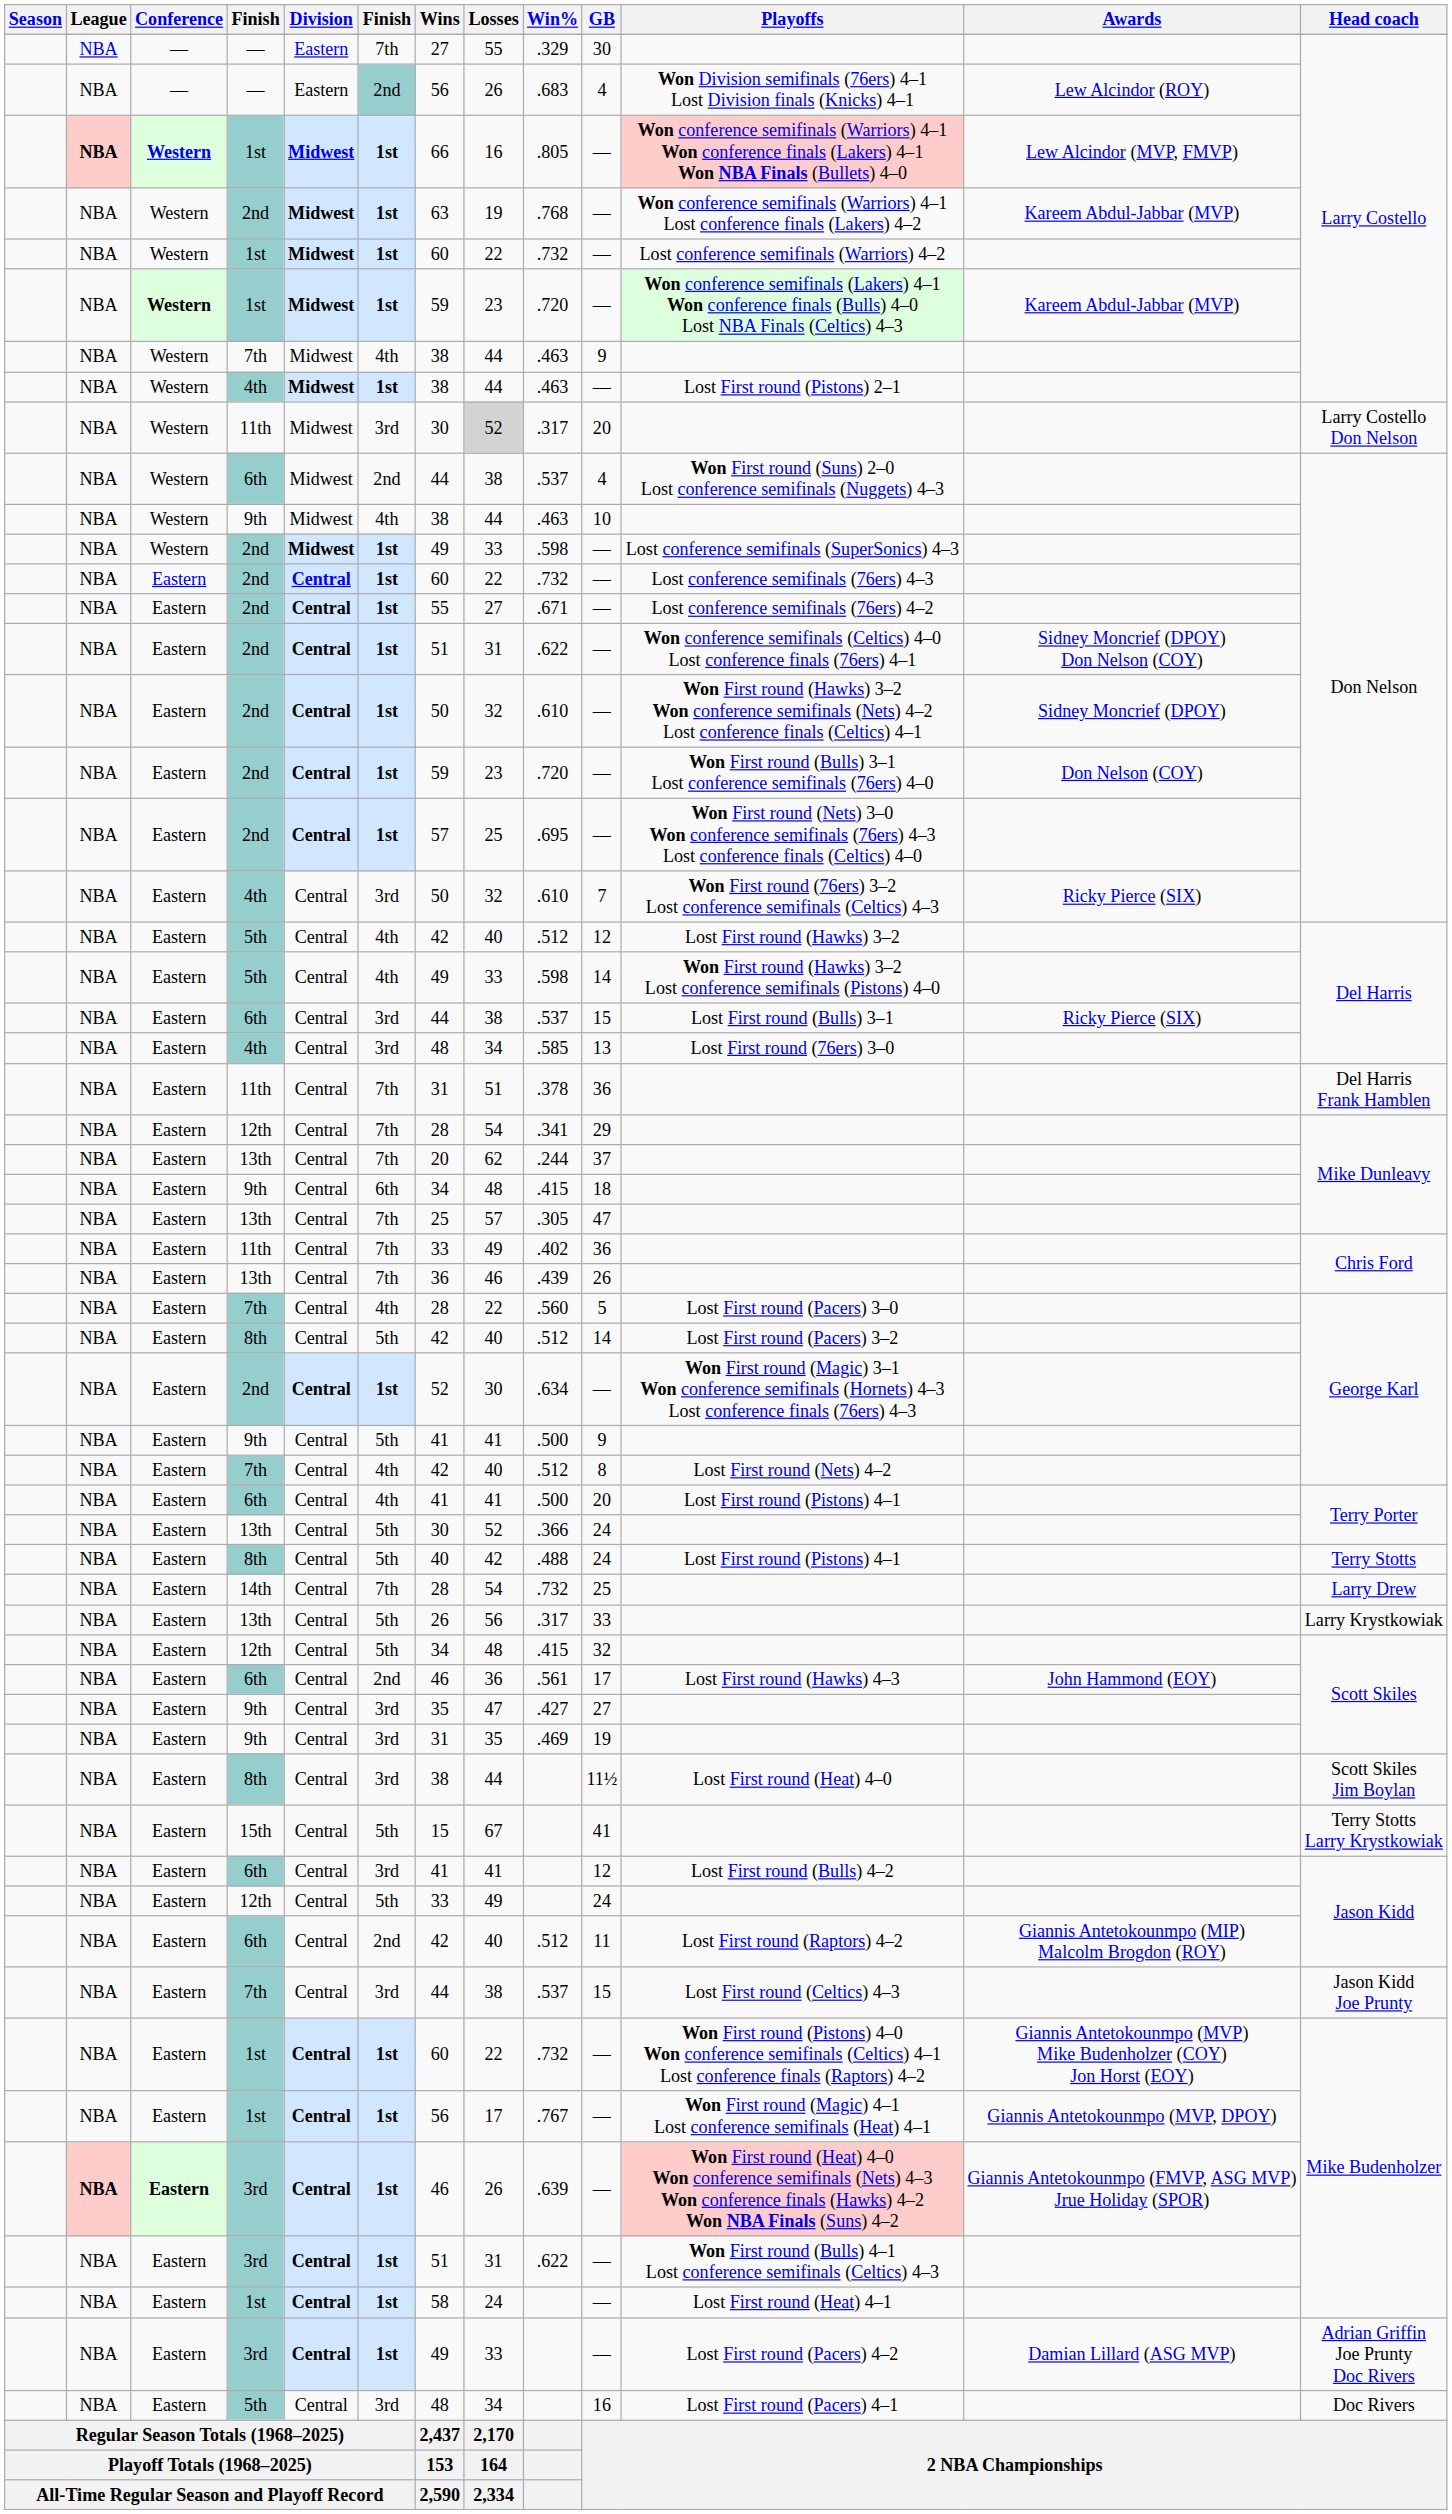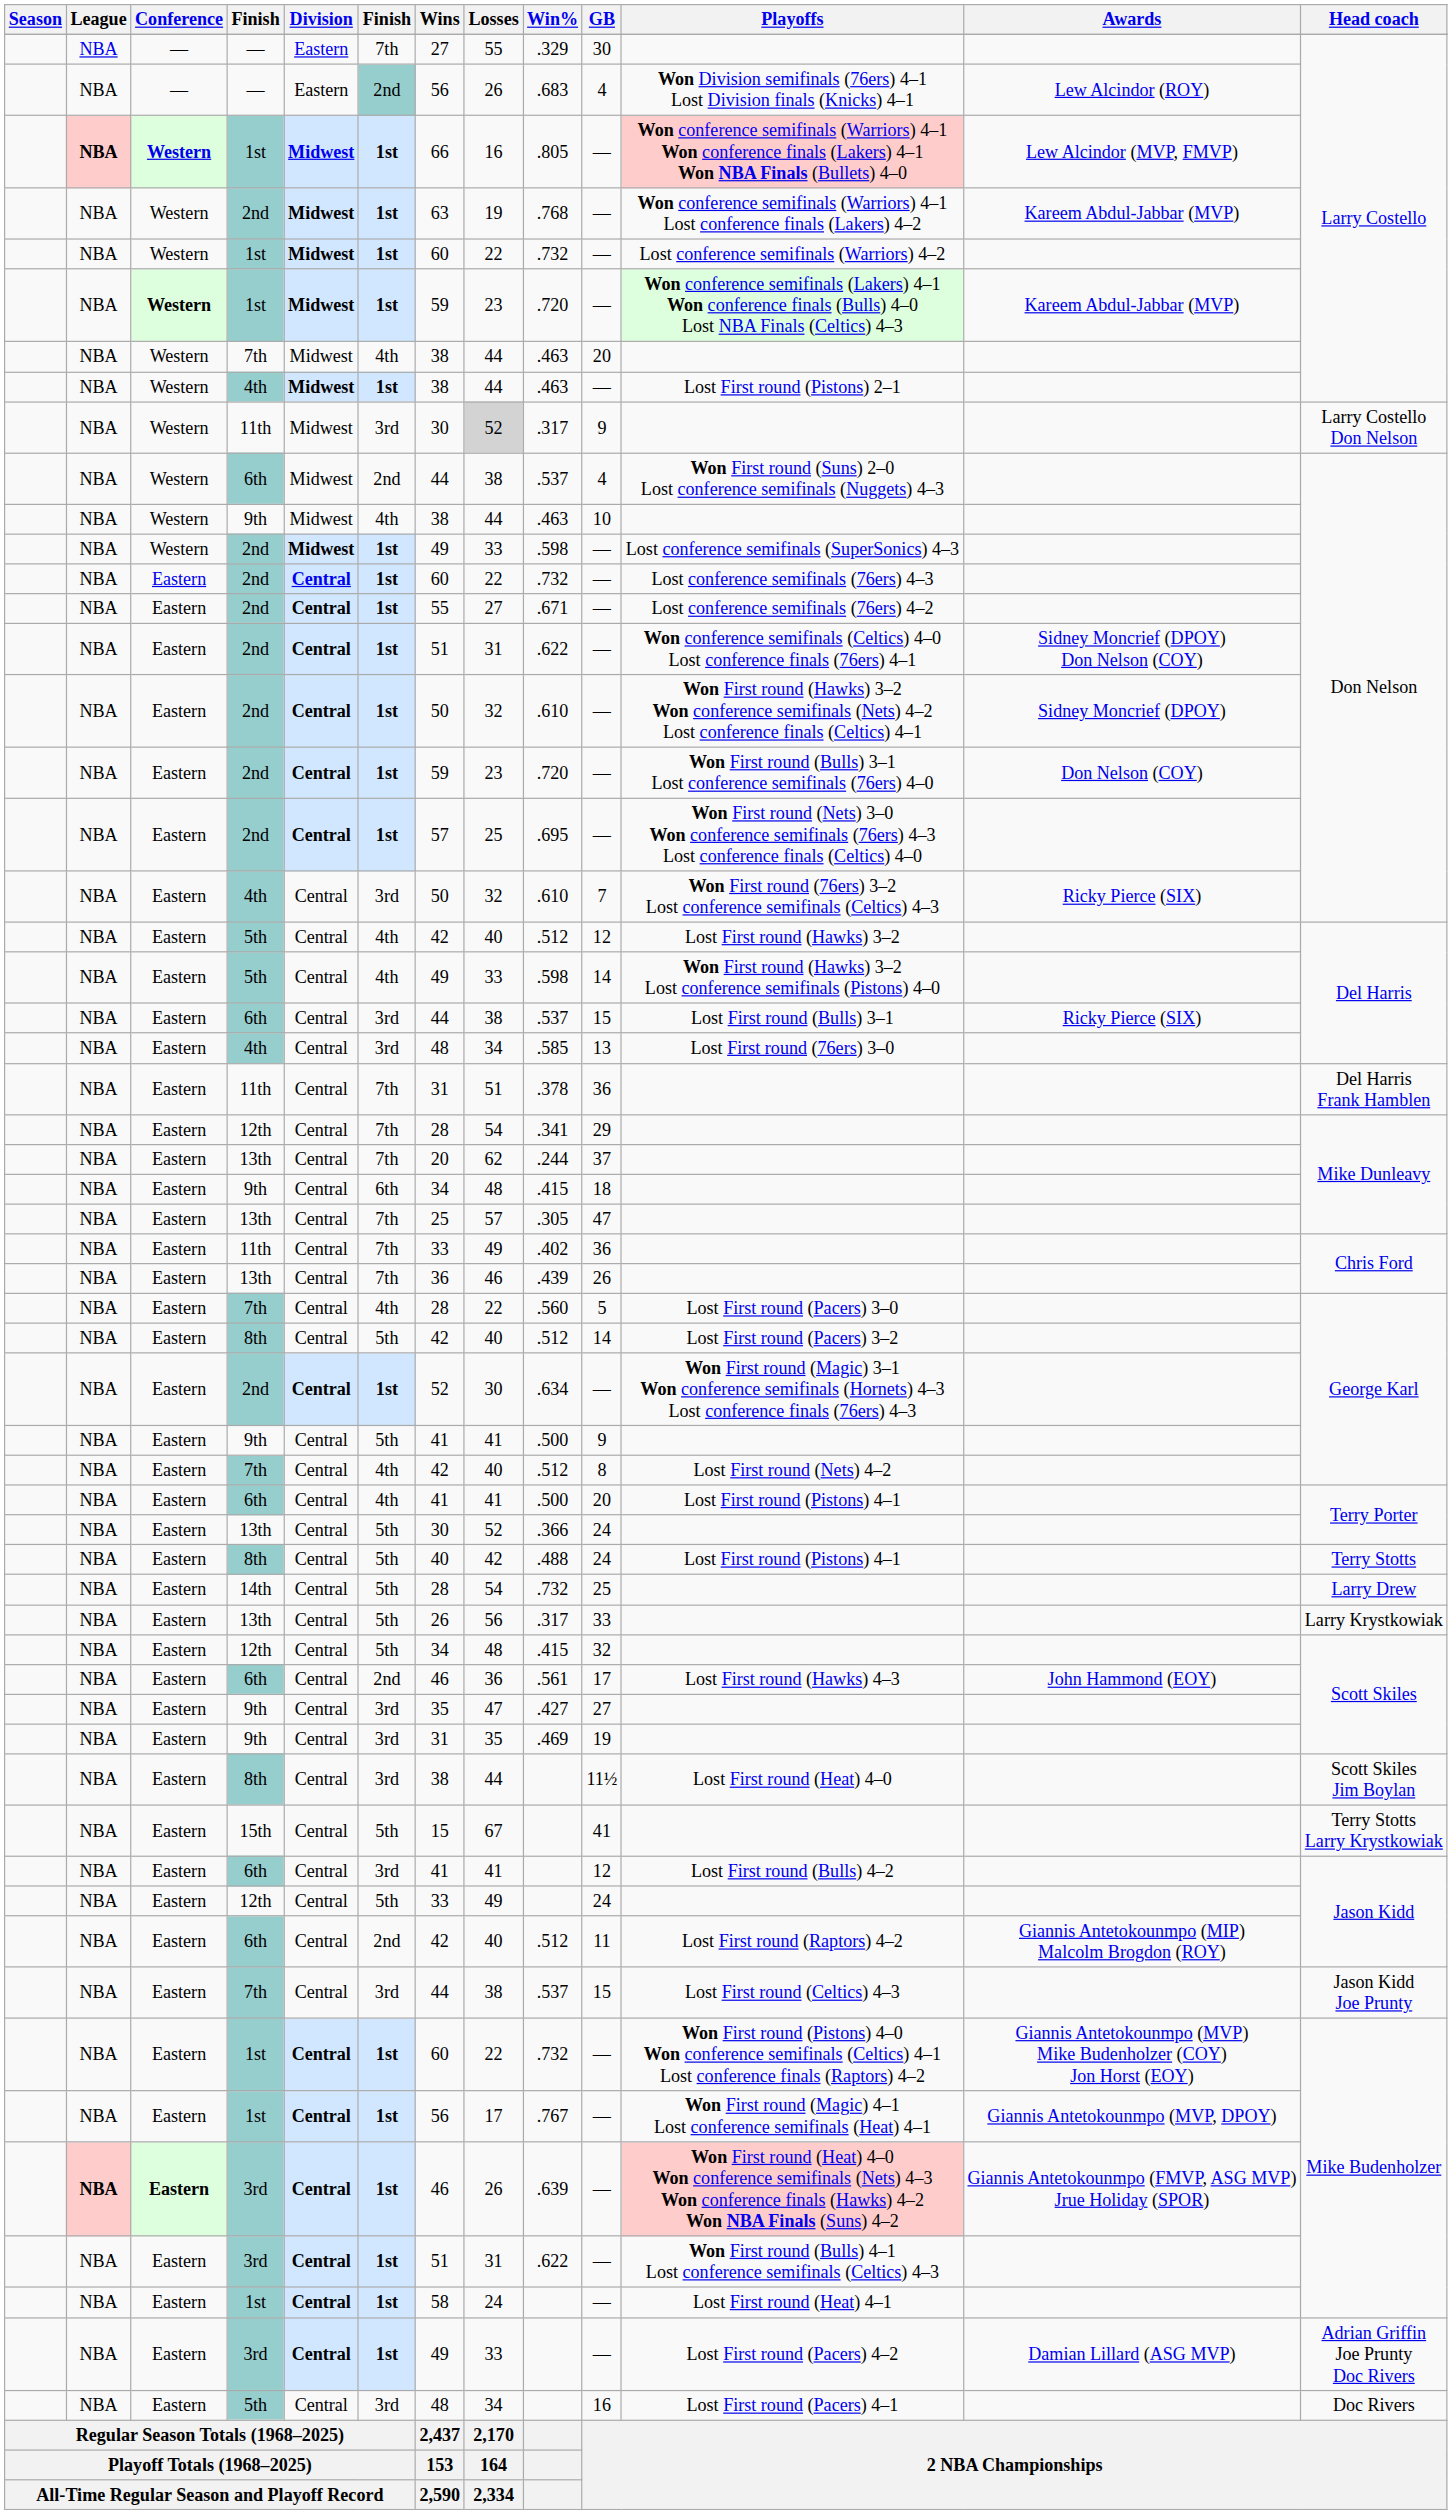(602, 356) 9 -> (602, 356) 20
(602, 427) 20 -> (602, 427) 9
(387, 1589) 7th -> (387, 1589) 5th
